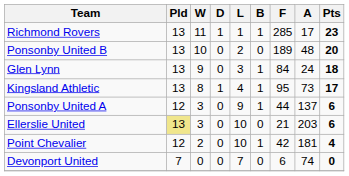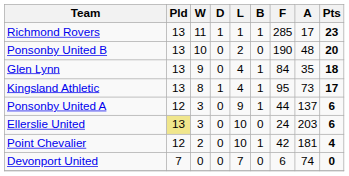(283, 50) 189 -> (283, 50) 190
(240, 69) 3 -> (240, 69) 4
(308, 69) 24 -> (308, 69) 35
(283, 124) 21 -> (283, 124) 24
